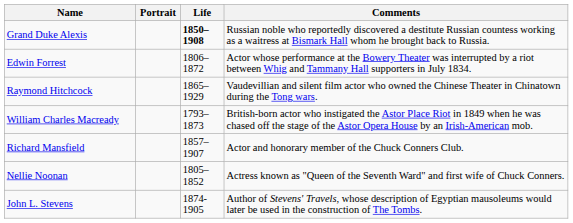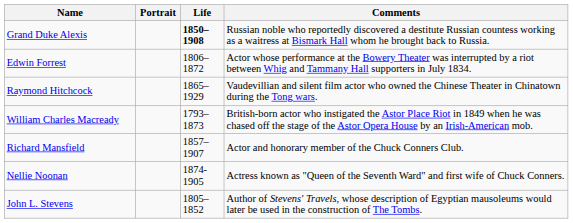(196, 176) 1805–1852 -> (195, 176) 1874-1905
(195, 204) 1874-1905 -> (196, 204) 1805–1852
